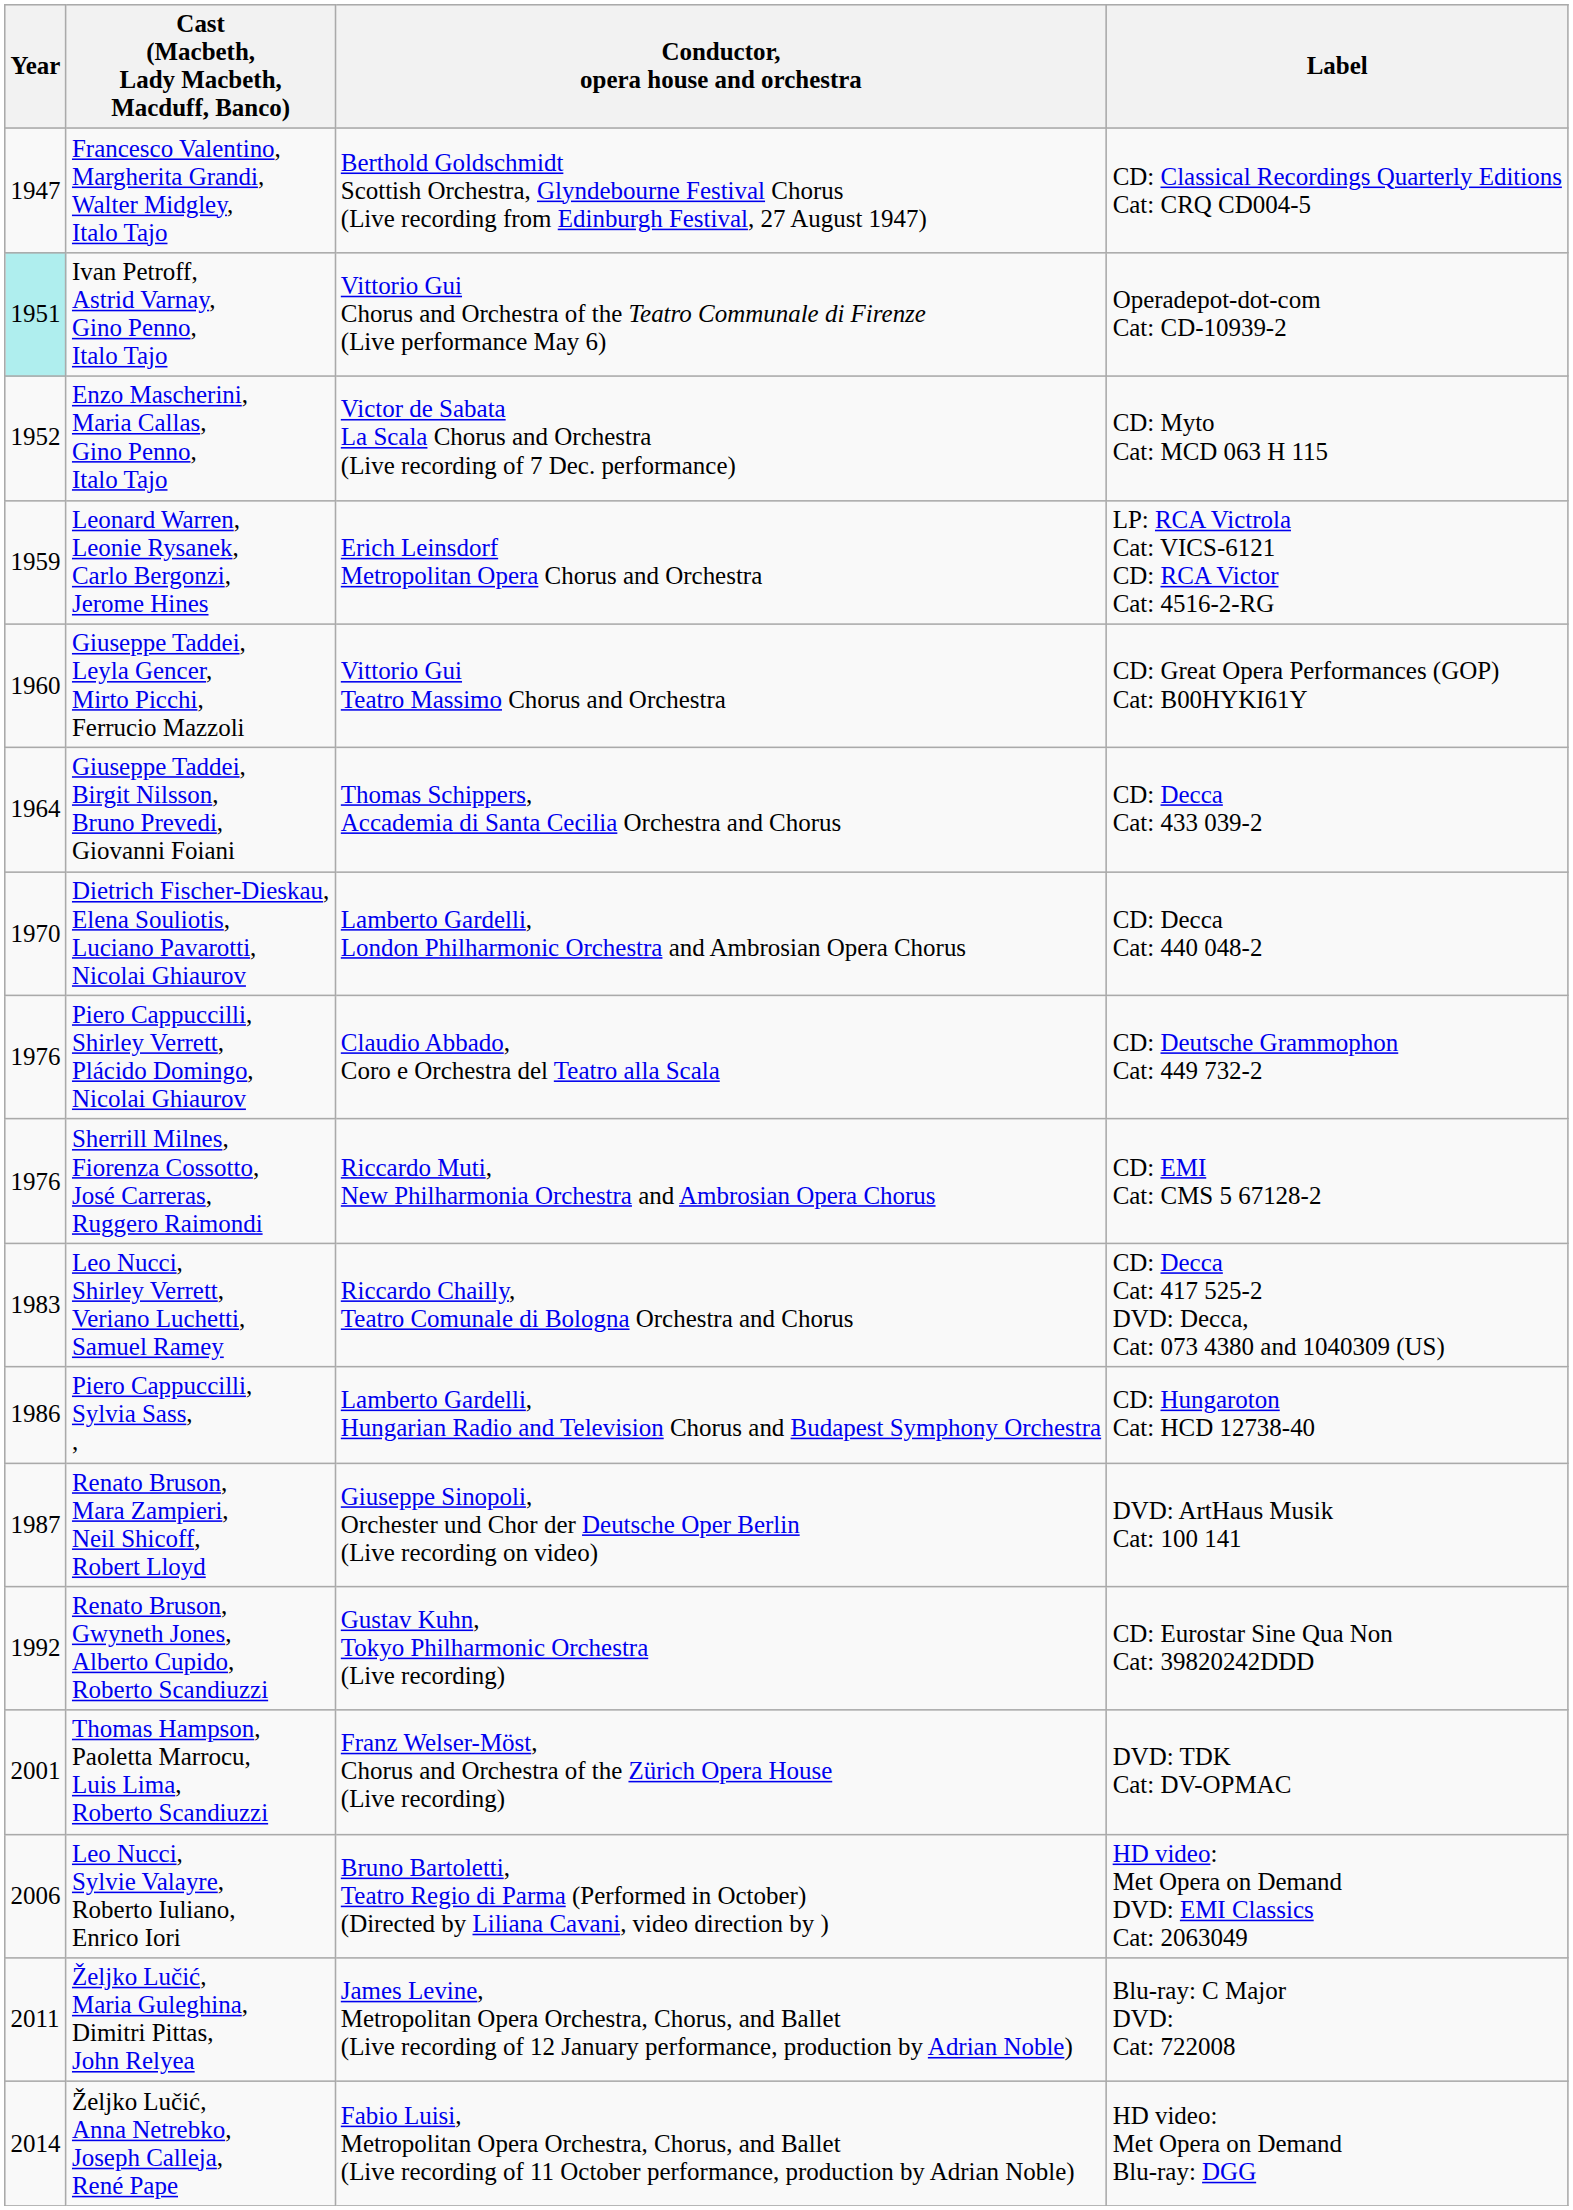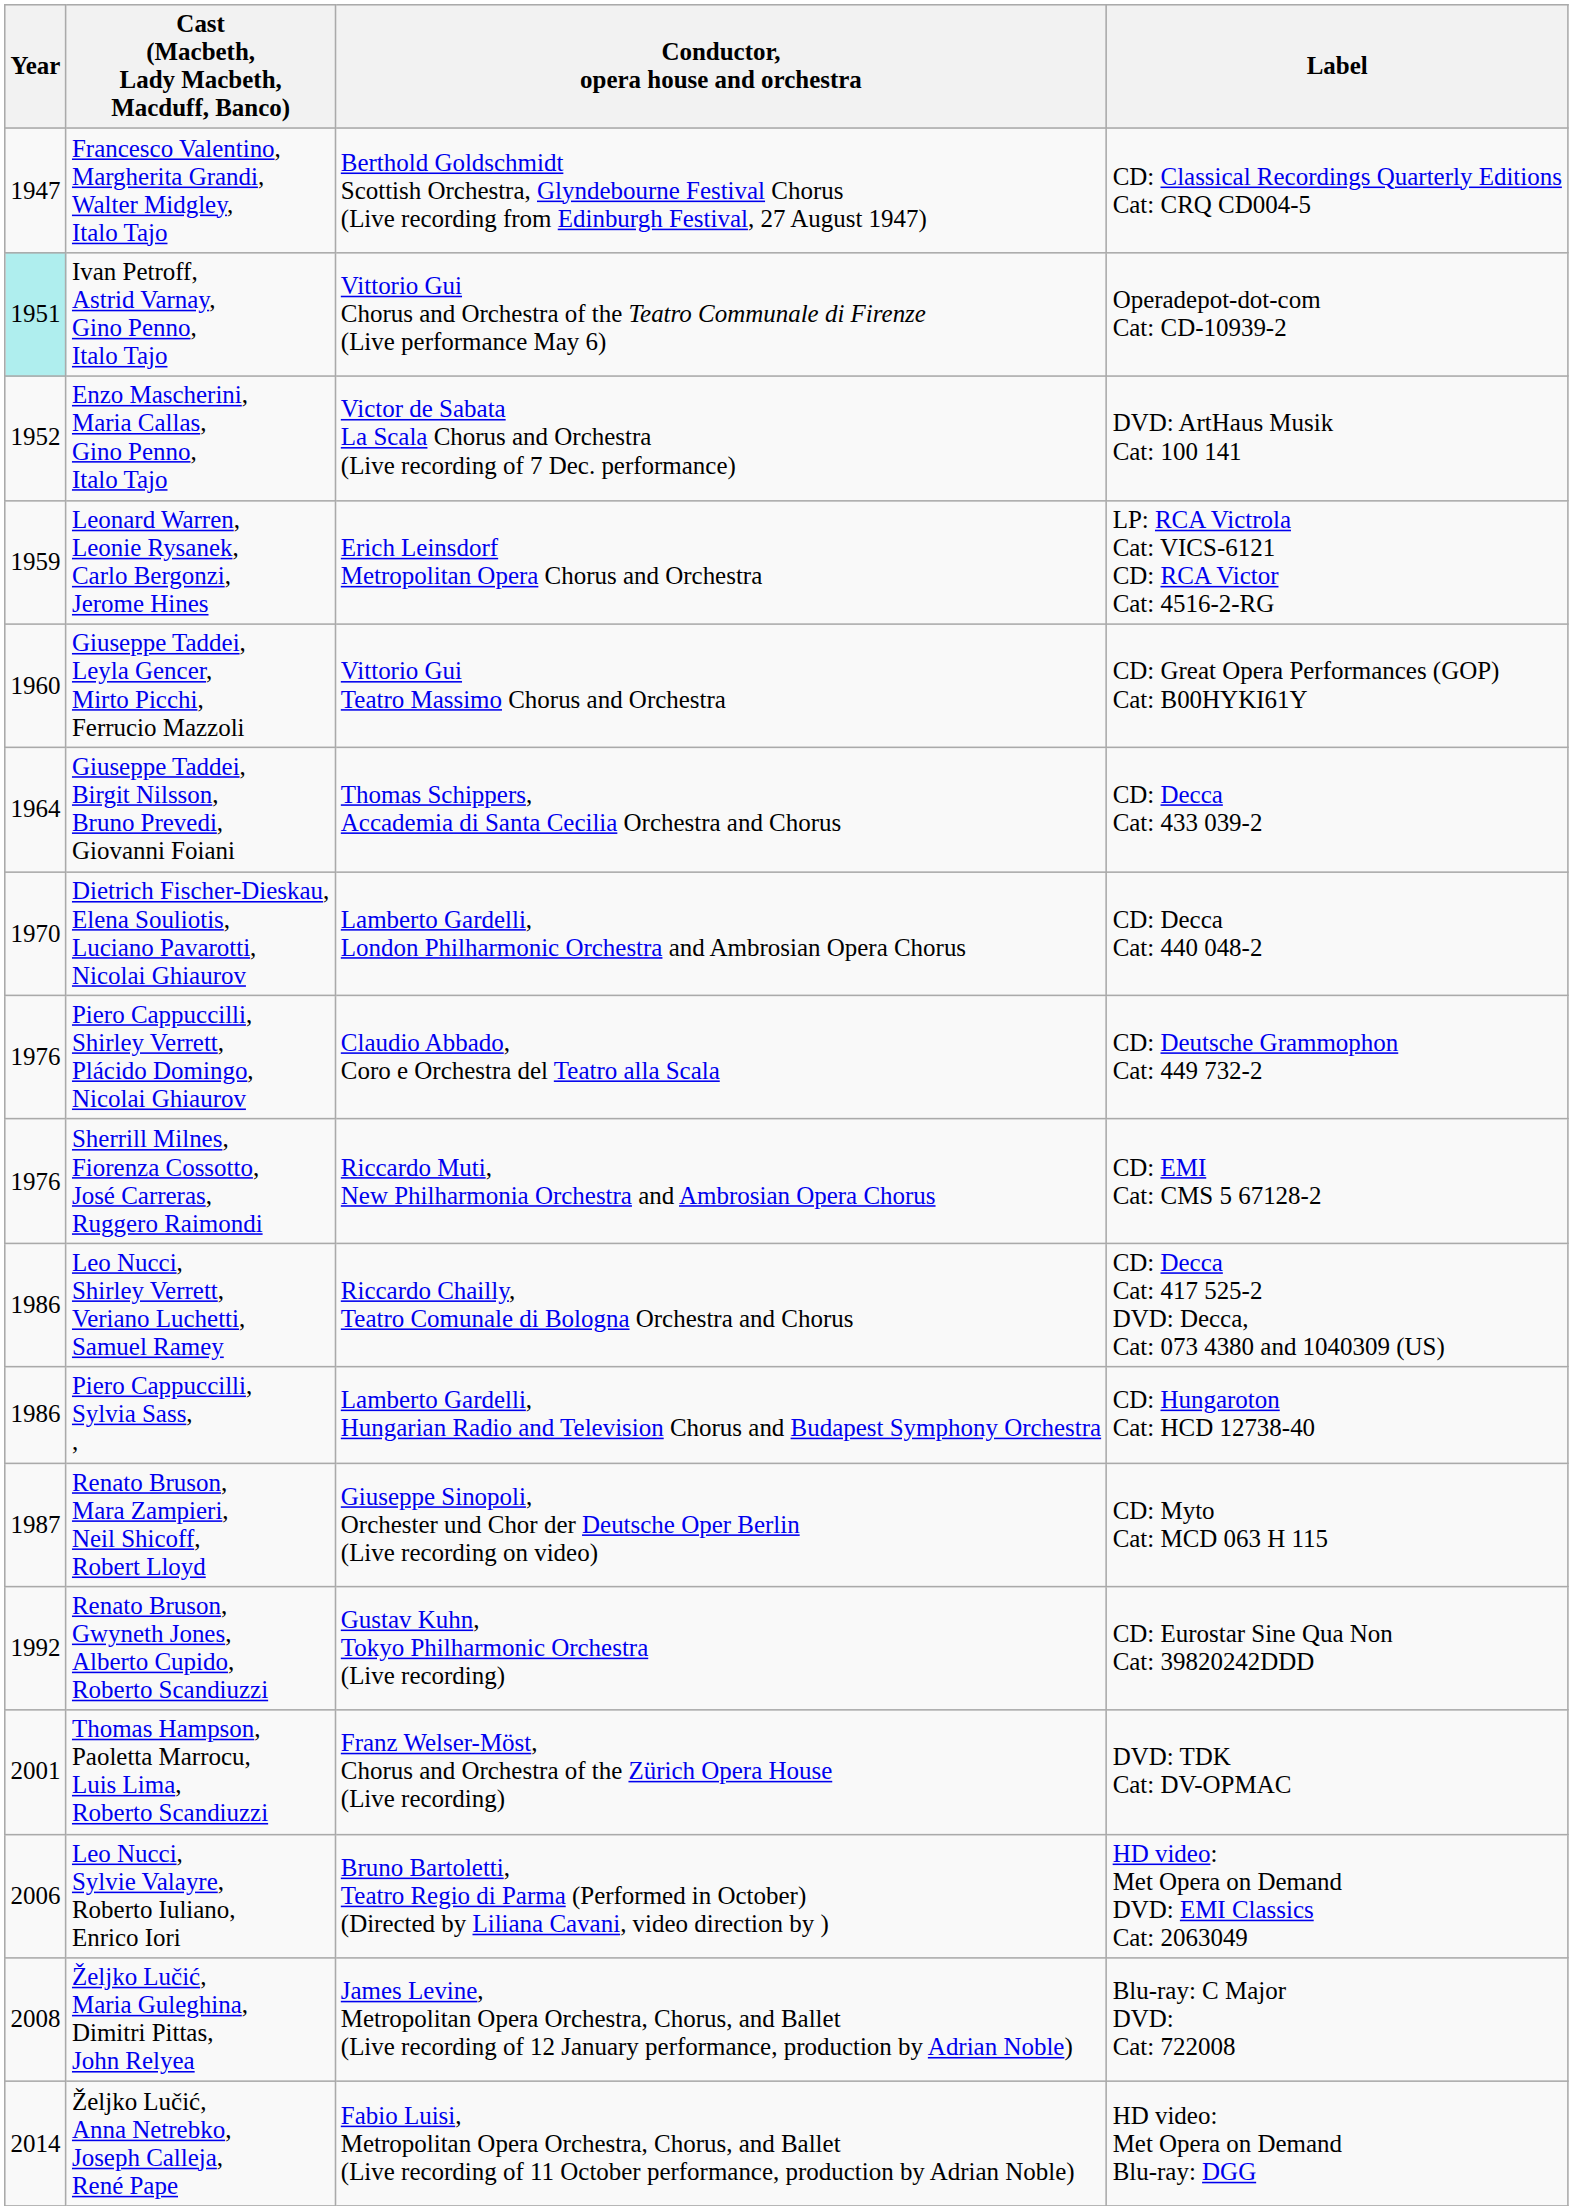(1220, 437) CD: Myto Cat: MCD 063 H 115 -> (1223, 437) DVD: ArtHaus Musik Cat: 100 141
(35, 1304) 1983 -> (35, 1304) 1986
(1223, 1524) DVD: ArtHaus Musik Cat: 100 141 -> (1220, 1524) CD: Myto Cat: MCD 063 H 115
(35, 2019) 2011 -> (35, 2019) 2008
